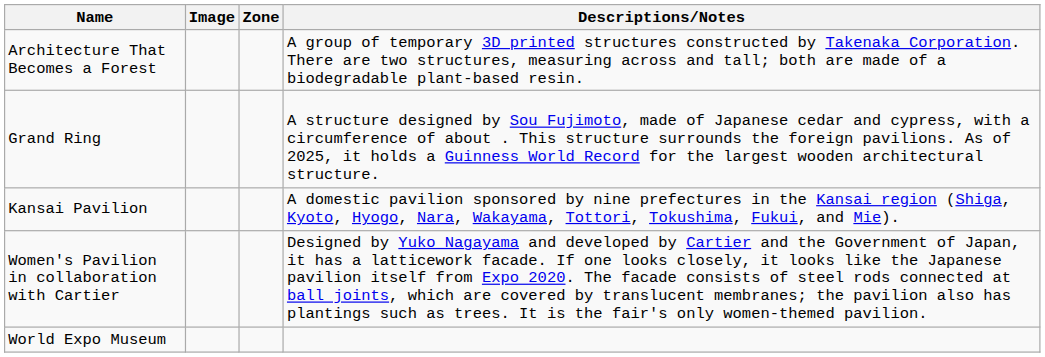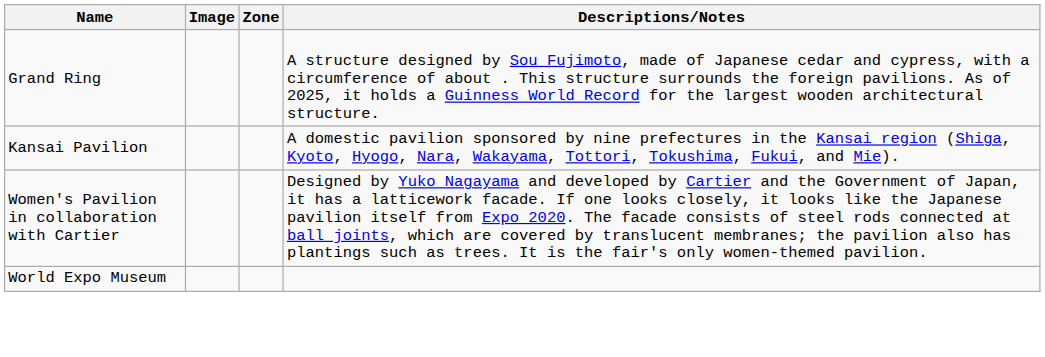- row: (87, 60)
